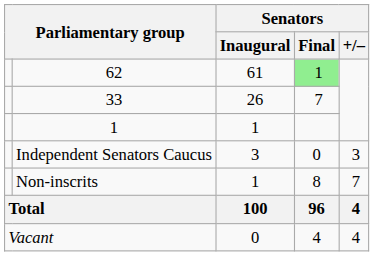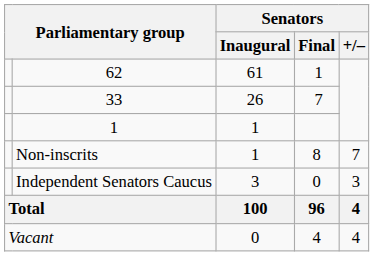(317, 72) lightgreen background -> (317, 72) no background
rows swapped: (114, 154) <-> (57, 182)
